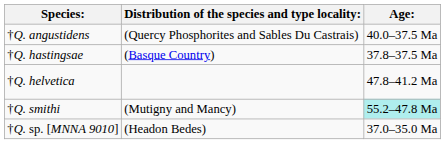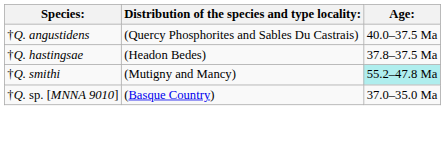(169, 54) (Basque Country) -> (165, 54) (Headon Bedes)
- row: (41, 81)
(165, 128) (Headon Bedes) -> (169, 94) (Basque Country)
